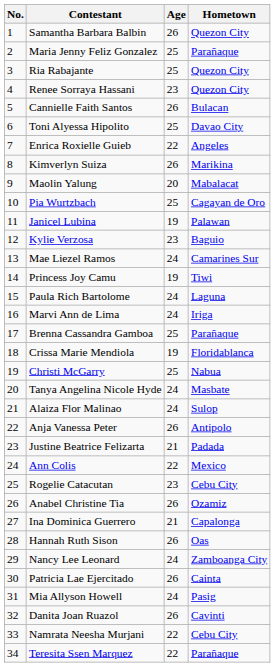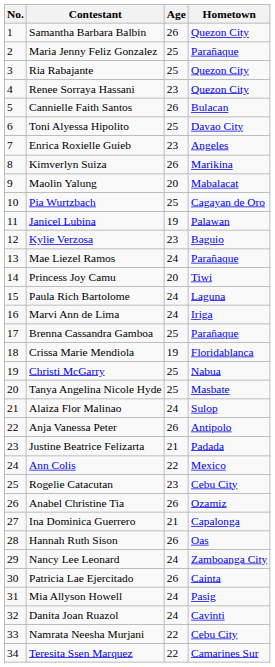(172, 145) 22 -> (172, 145) 23
(225, 258) Camarines Sur -> (215, 258) Parañaque
(172, 277) 19 -> (172, 277) 20
(172, 390) 24 -> (172, 390) 25
(172, 615) 26 -> (172, 615) 24
(215, 653) Parañaque -> (225, 653) Camarines Sur
